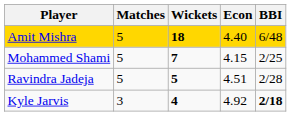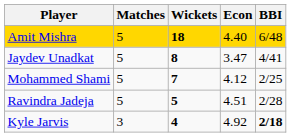+ row: (51, 57)
(235, 57) 4.15 -> (235, 79) 4.12
